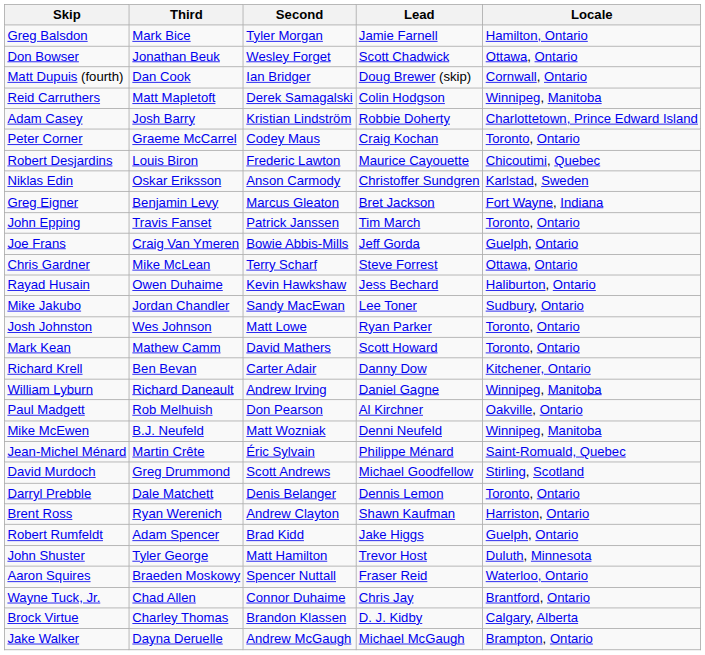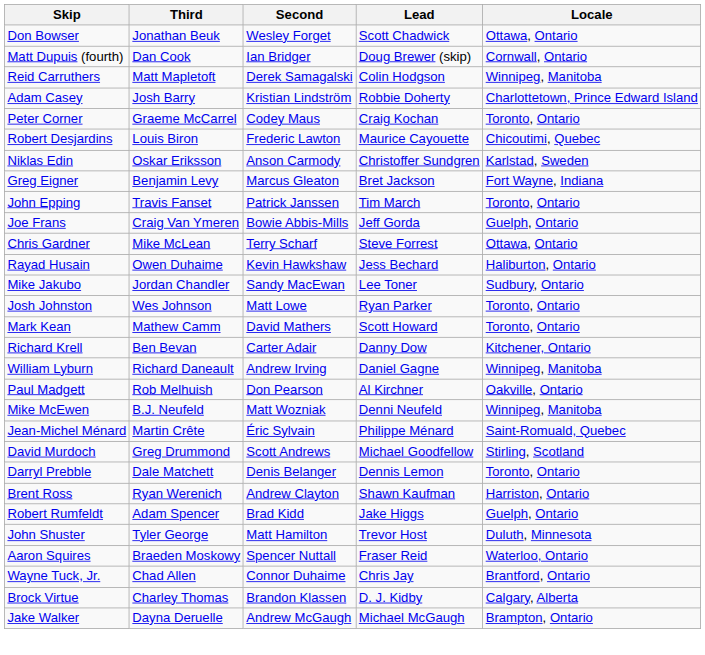- row: (48, 35)
